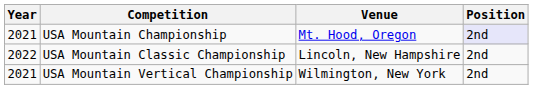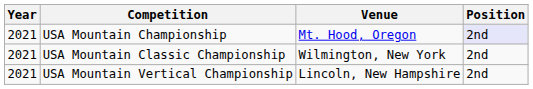(22, 54) 2022 -> (22, 54) 2021
(380, 54) Lincoln, New Hampshire -> (372, 54) Wilmington, New York
(372, 74) Wilmington, New York -> (380, 74) Lincoln, New Hampshire
